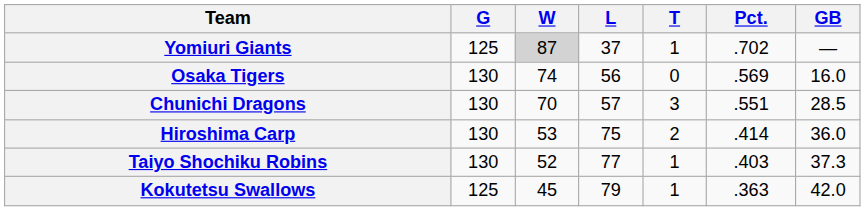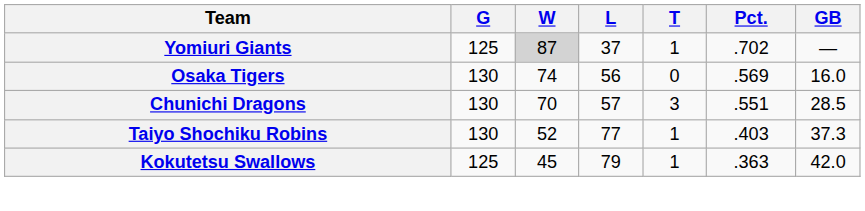- row: (228, 133)
